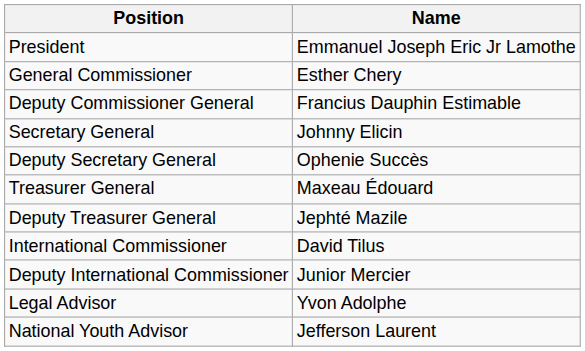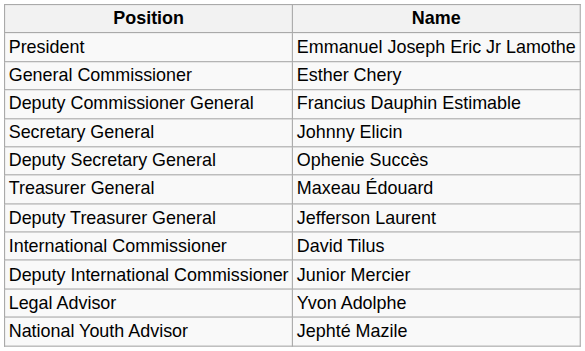(352, 217) Jephté Mazile -> (366, 217) Jefferson Laurent
(366, 331) Jefferson Laurent -> (352, 331) Jephté Mazile
